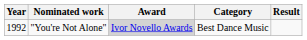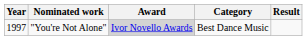(16, 27) 1992 -> (16, 27) 1997
